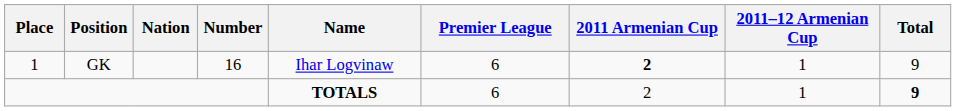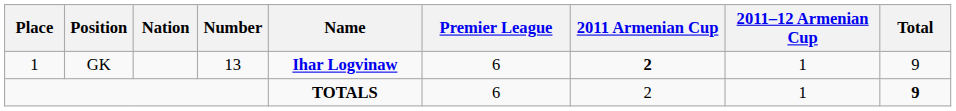(233, 65) 16 -> (233, 65) 13
(344, 65) normal -> (345, 65) bold
